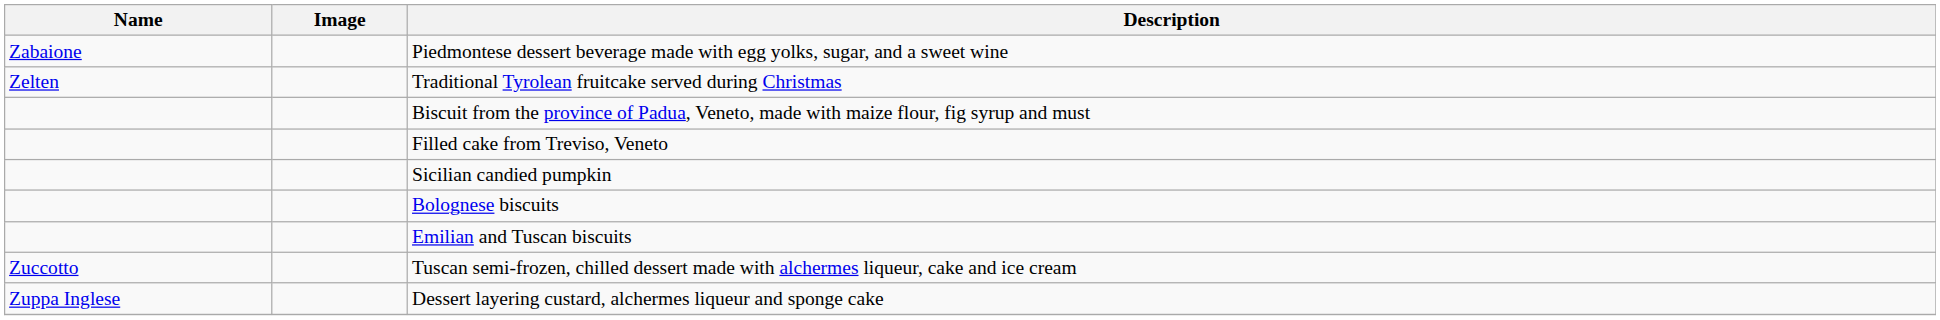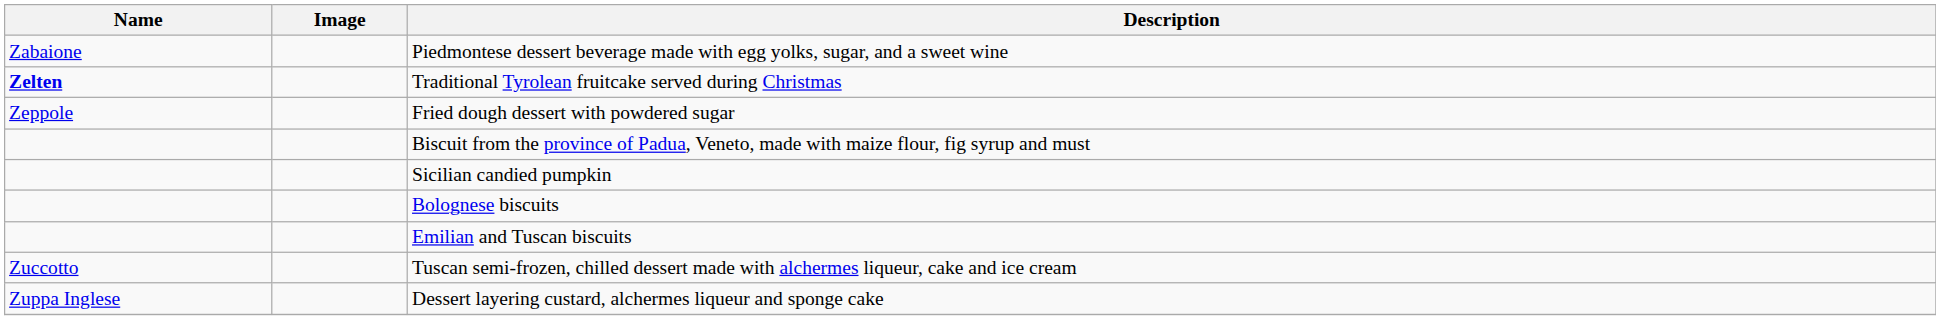(34, 81) normal -> (36, 81) bold
+ row: (573, 112)
- row: (540, 143)
